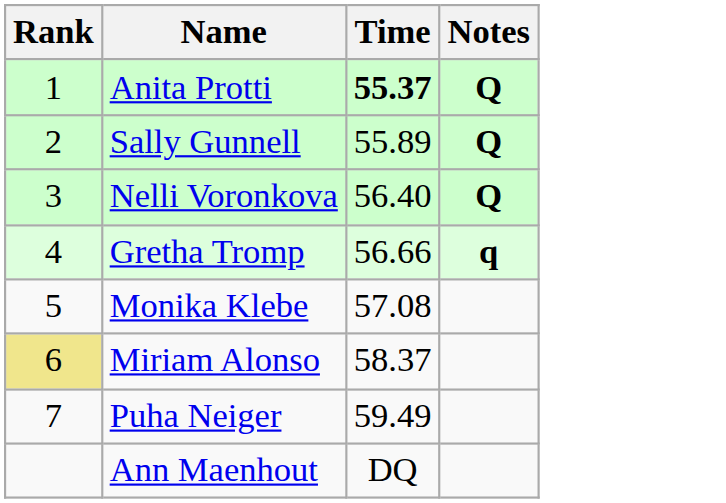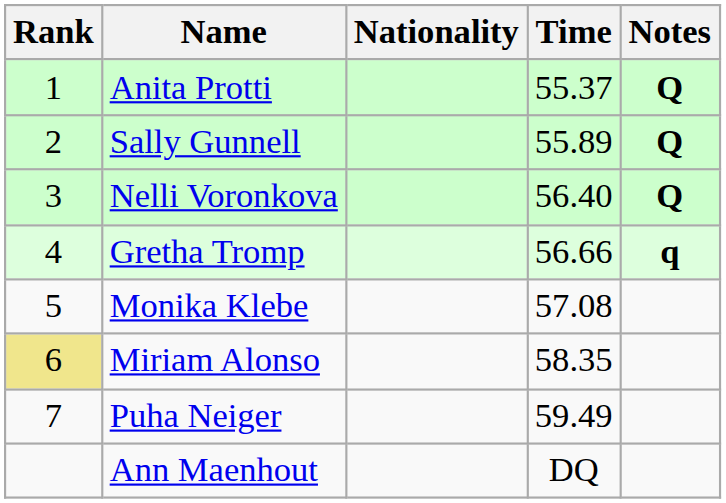+ column: (436, 31)
(393, 86) bold -> (574, 86) normal
(393, 360) 58.37 -> (574, 360) 58.35
